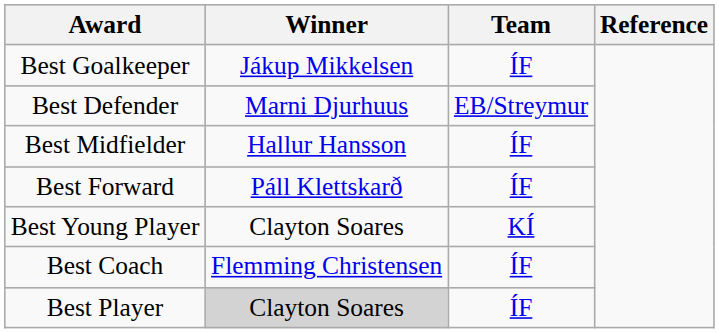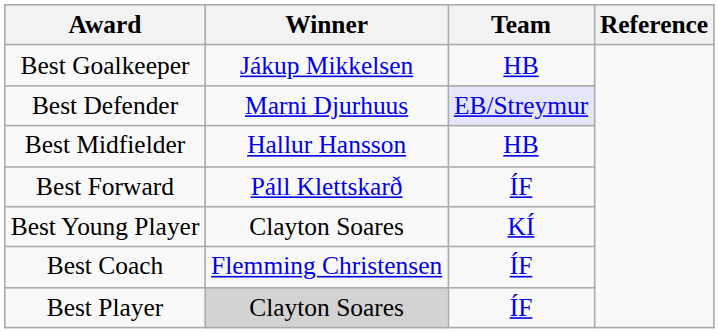(521, 65) ÍF -> (521, 65) HB
(521, 105) no background -> (521, 105) lavender background
(521, 145) ÍF -> (521, 145) HB
